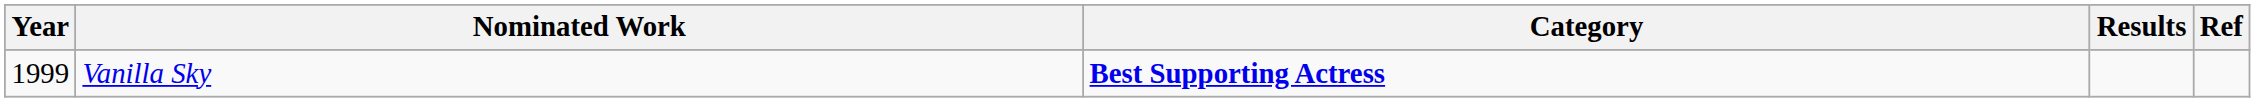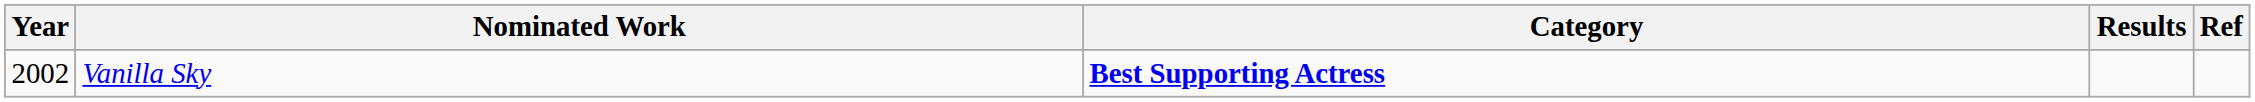(40, 73) 1999 -> (40, 73) 2002
